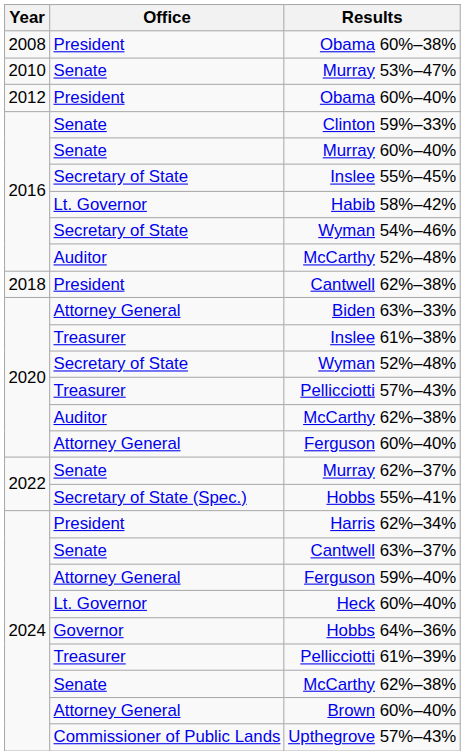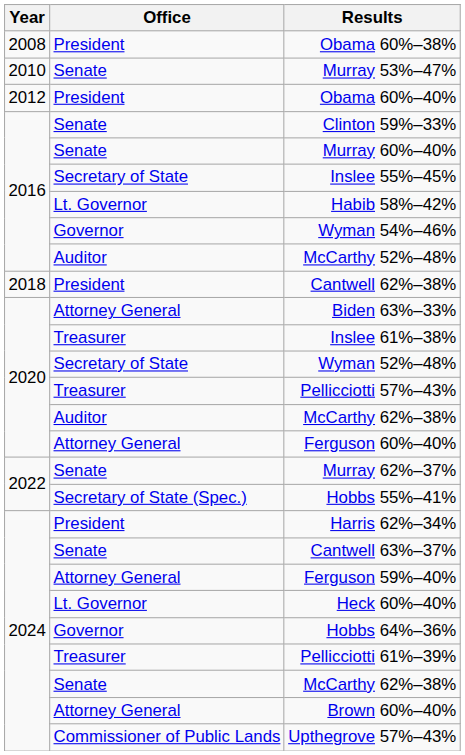(121, 230) Secretary of State -> (89, 230) Governor
